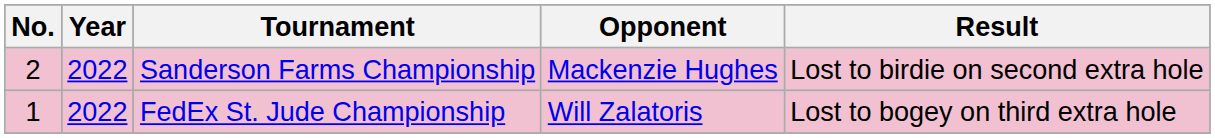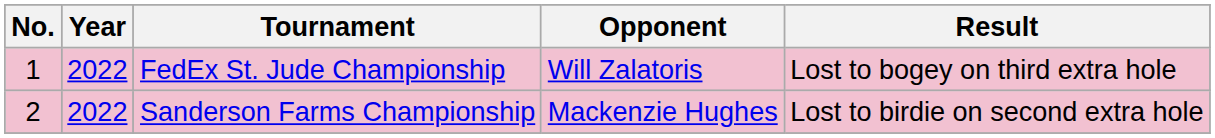rows swapped: (323, 112) <-> (338, 69)
